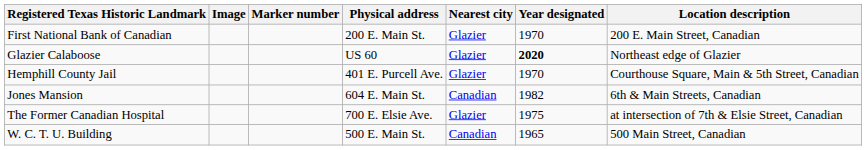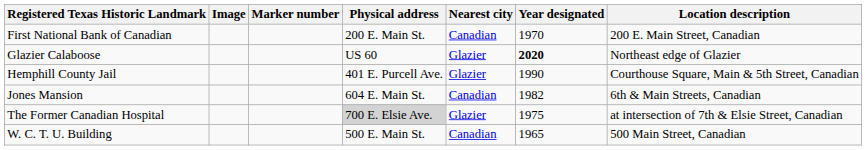(467, 34) Glazier -> (473, 34) Canadian
(531, 74) 1970 -> (531, 74) 1990
(389, 114) no background -> (389, 114) lightgrey background
